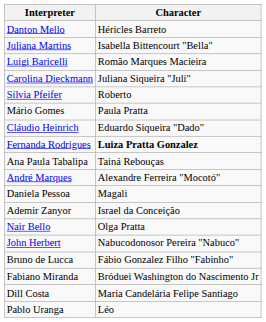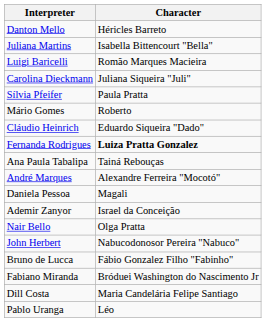(115, 95) Roberto -> (123, 95) Paula Pratta
(123, 111) Paula Pratta -> (115, 111) Roberto
